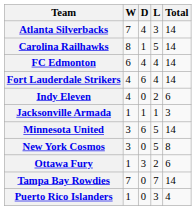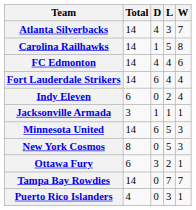columns swapped: (131, 12) <-> (177, 12)
